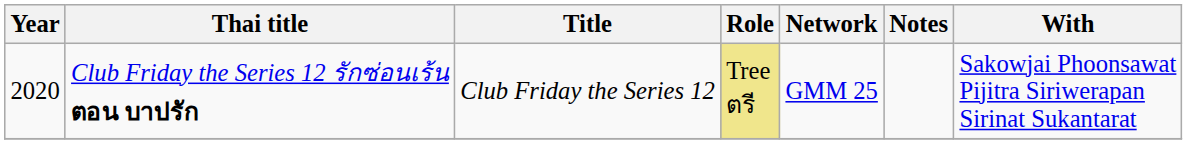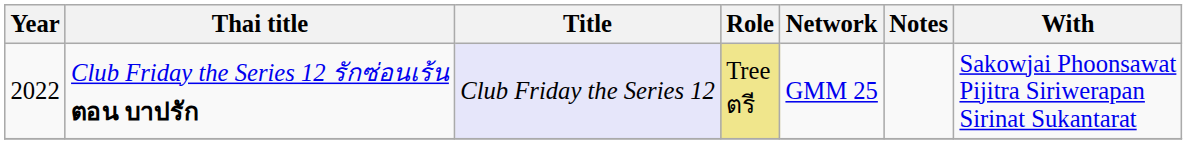(35, 90) 2020 -> (35, 90) 2022
(588, 90) no background -> (588, 90) lavender background
